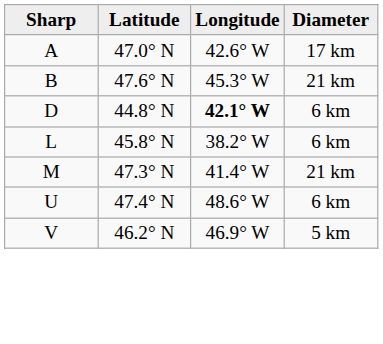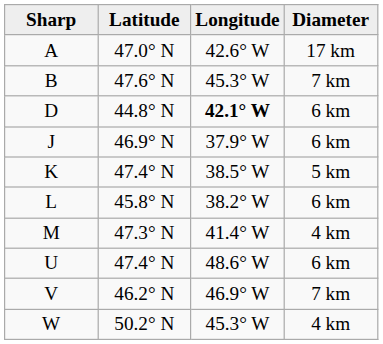(331, 80) 21 km -> (331, 80) 7 km
+ row: (51, 141)
+ row: (51, 171)
(331, 171) 21 km -> (331, 232) 4 km
(331, 232) 5 km -> (331, 293) 7 km
+ row: (51, 324)
